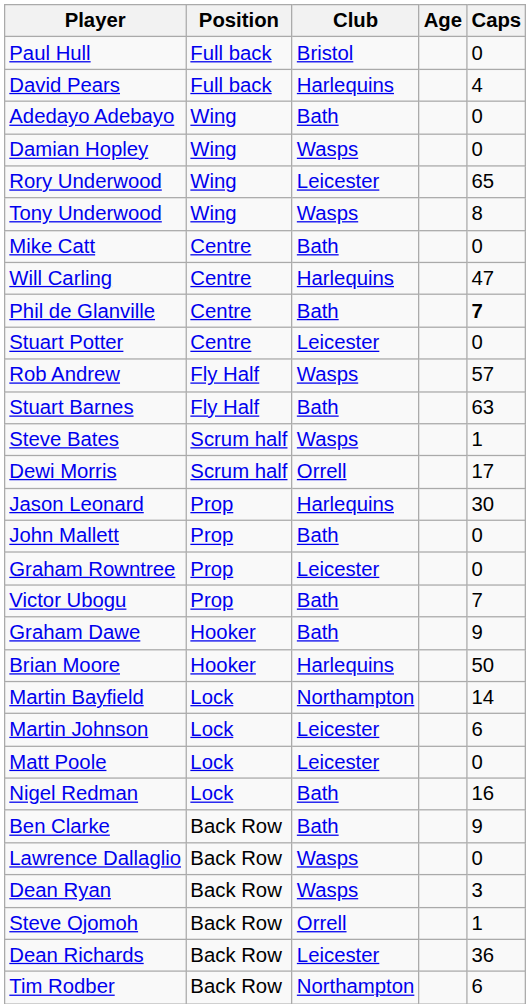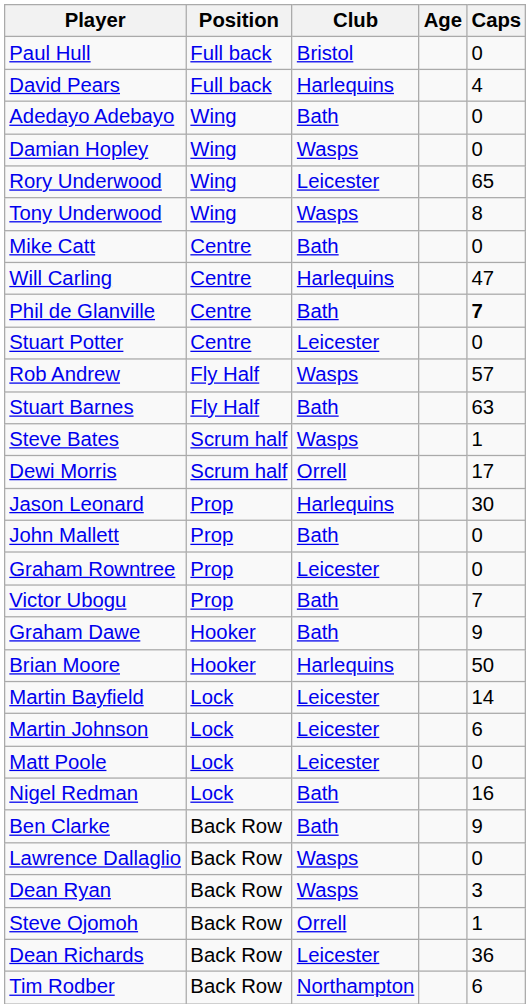(356, 697) Northampton -> (338, 697) Leicester
